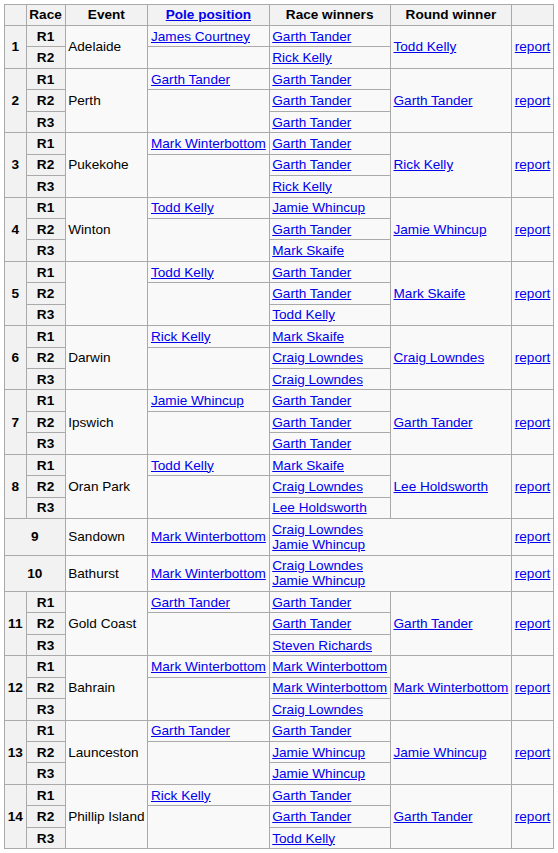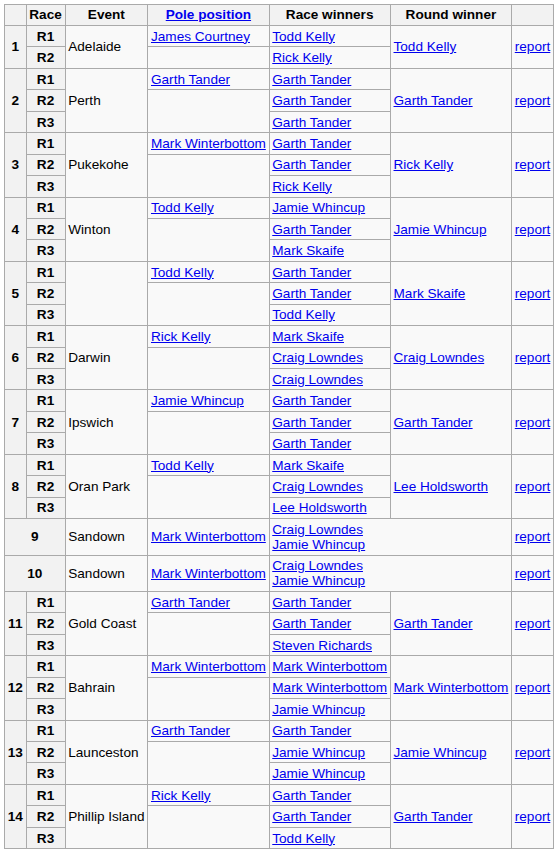(312, 36) Garth Tander -> (304, 36) Todd Kelly
(94, 573) Bathurst -> (97, 573) Sandown
(318, 709) Craig Lowndes -> (319, 709) Jamie Whincup
